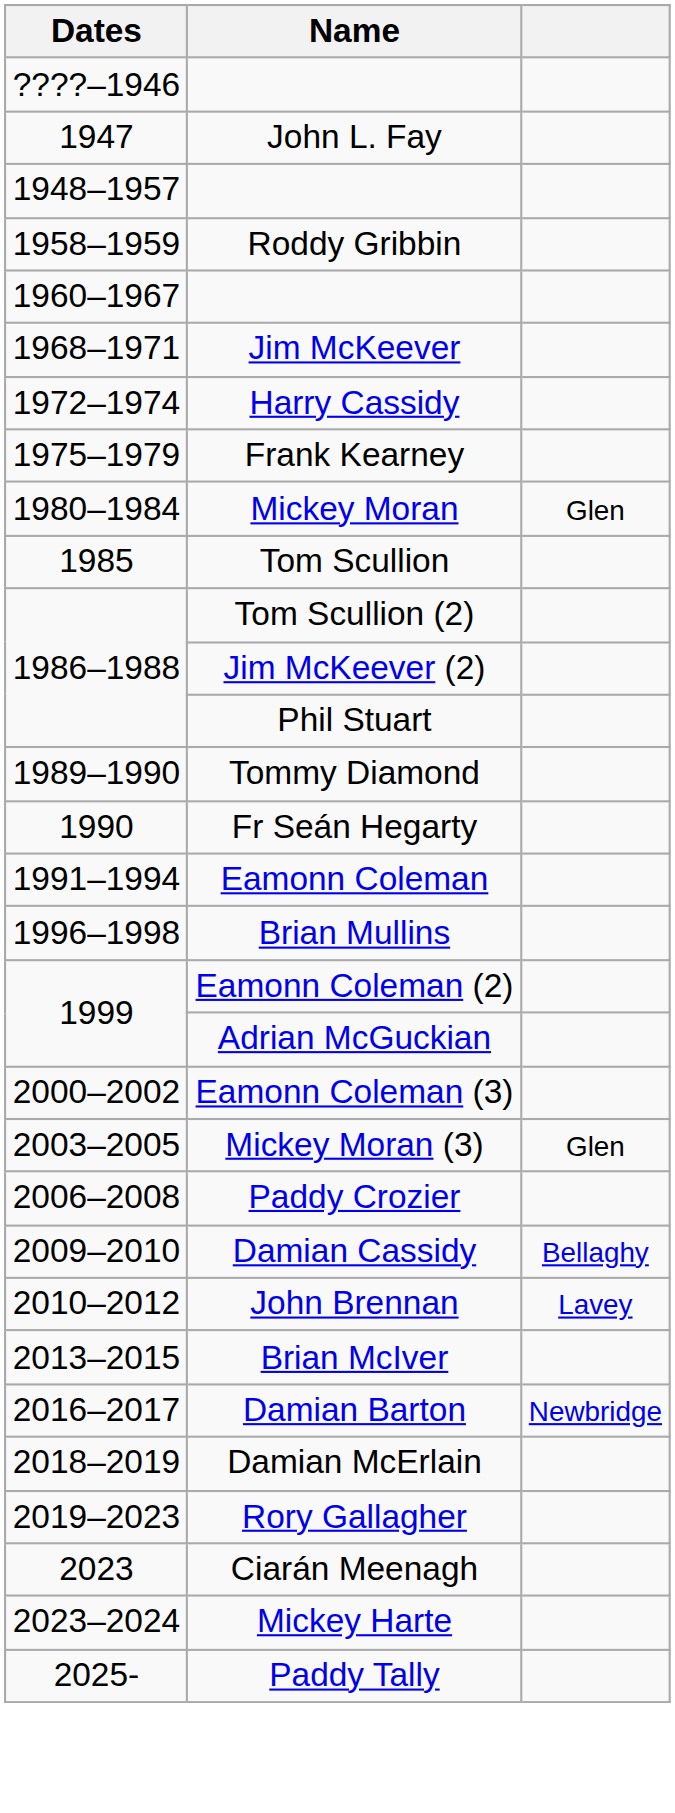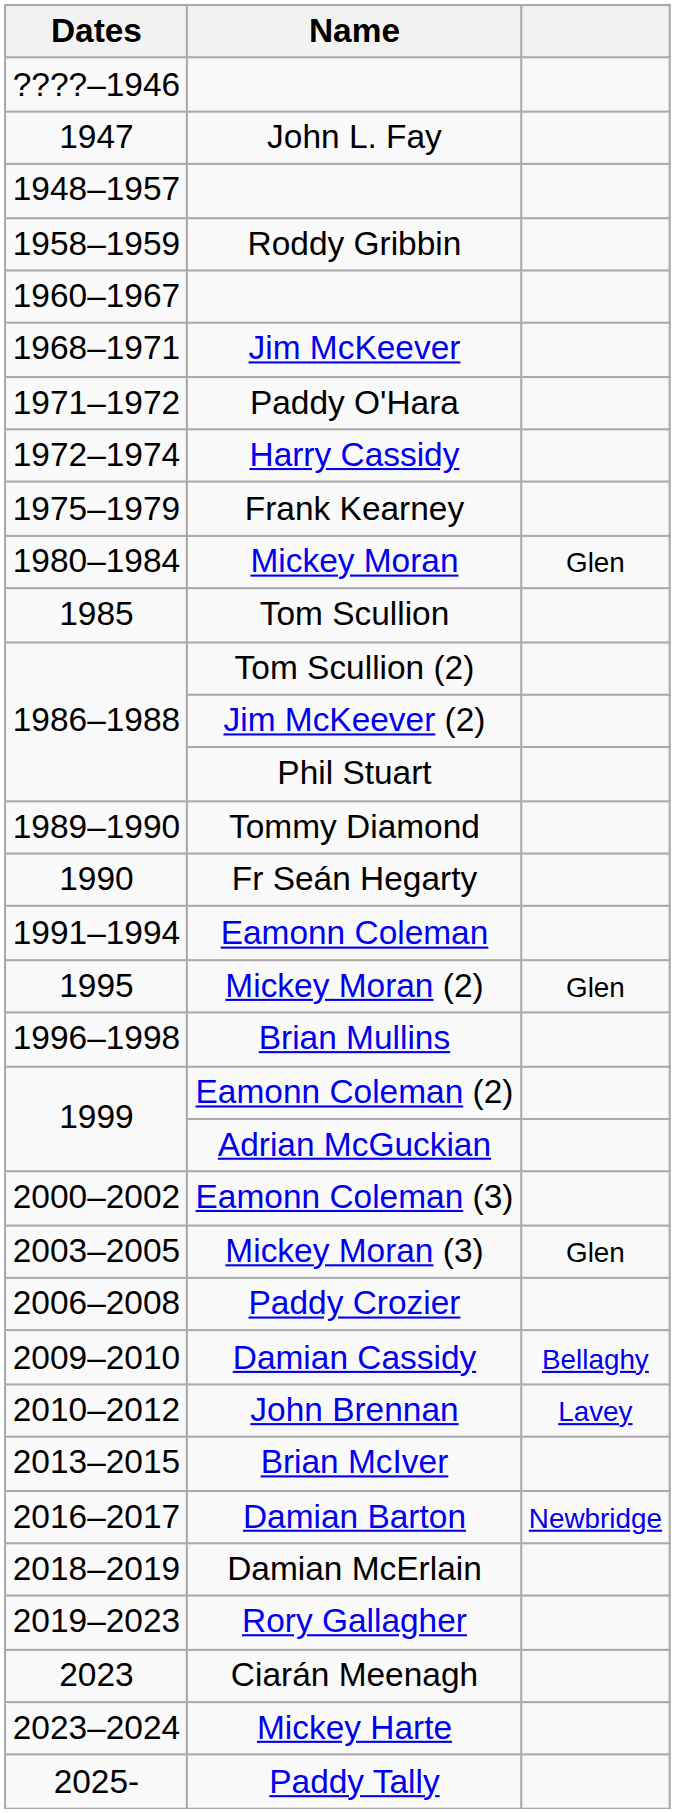+ row: (96, 402)
+ row: (96, 985)
